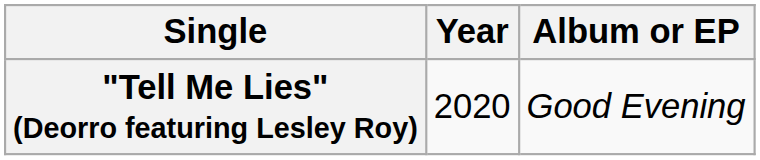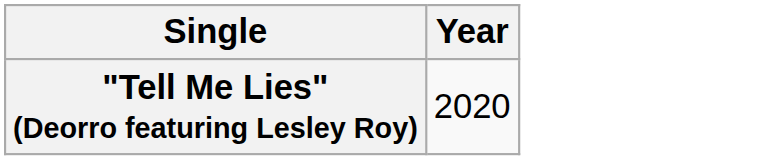- column: (636, 31)
